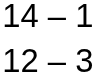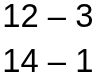rows swapped: (48, 61) <-> (48, 16)
